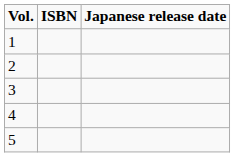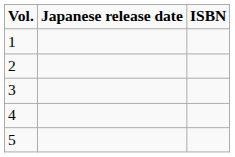columns swapped: (155, 16) <-> (59, 16)
